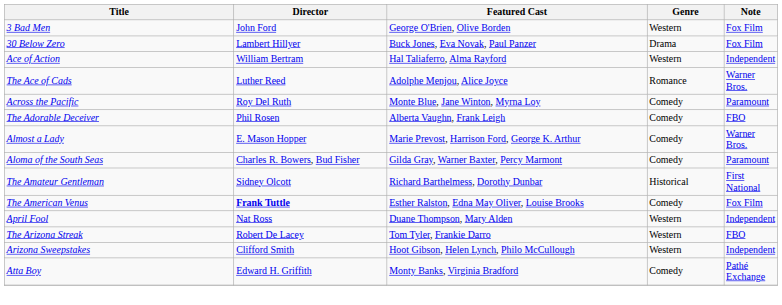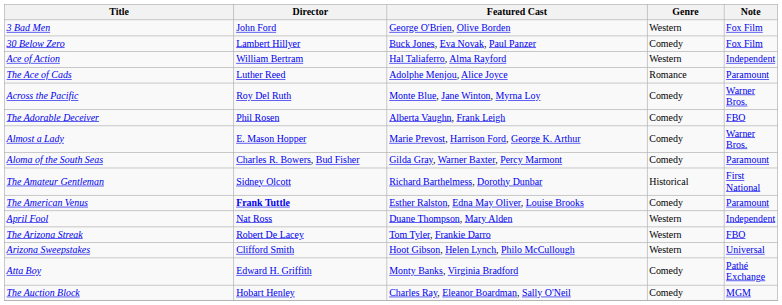(663, 43) Drama -> (666, 43) Comedy
(741, 80) Warner Bros. -> (748, 75) Paramount
(748, 102) Paramount -> (741, 96) Warner Bros.
(744, 203) Fox Film -> (748, 203) Paramount
(751, 250) Independent -> (745, 250) Universal
+ row: (43, 292)
